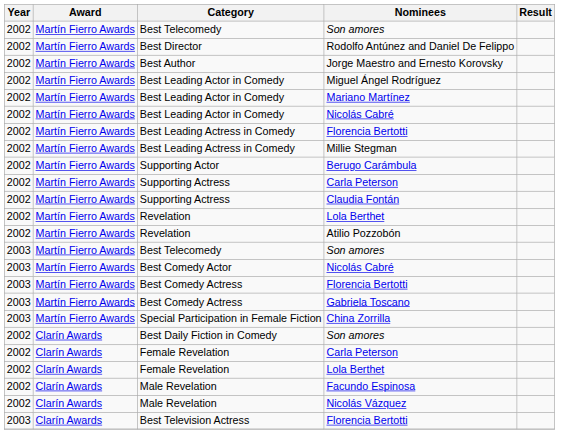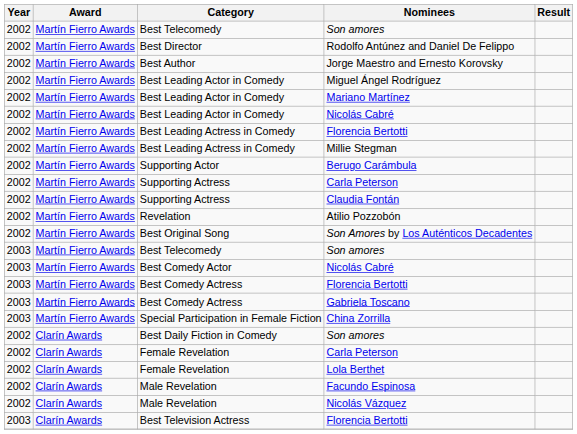- row: (165, 217)
+ row: (185, 234)
